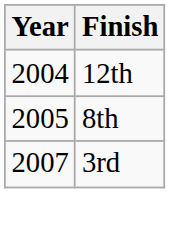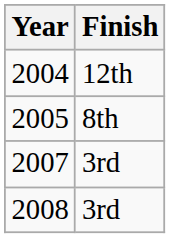+ row: (40, 208)
